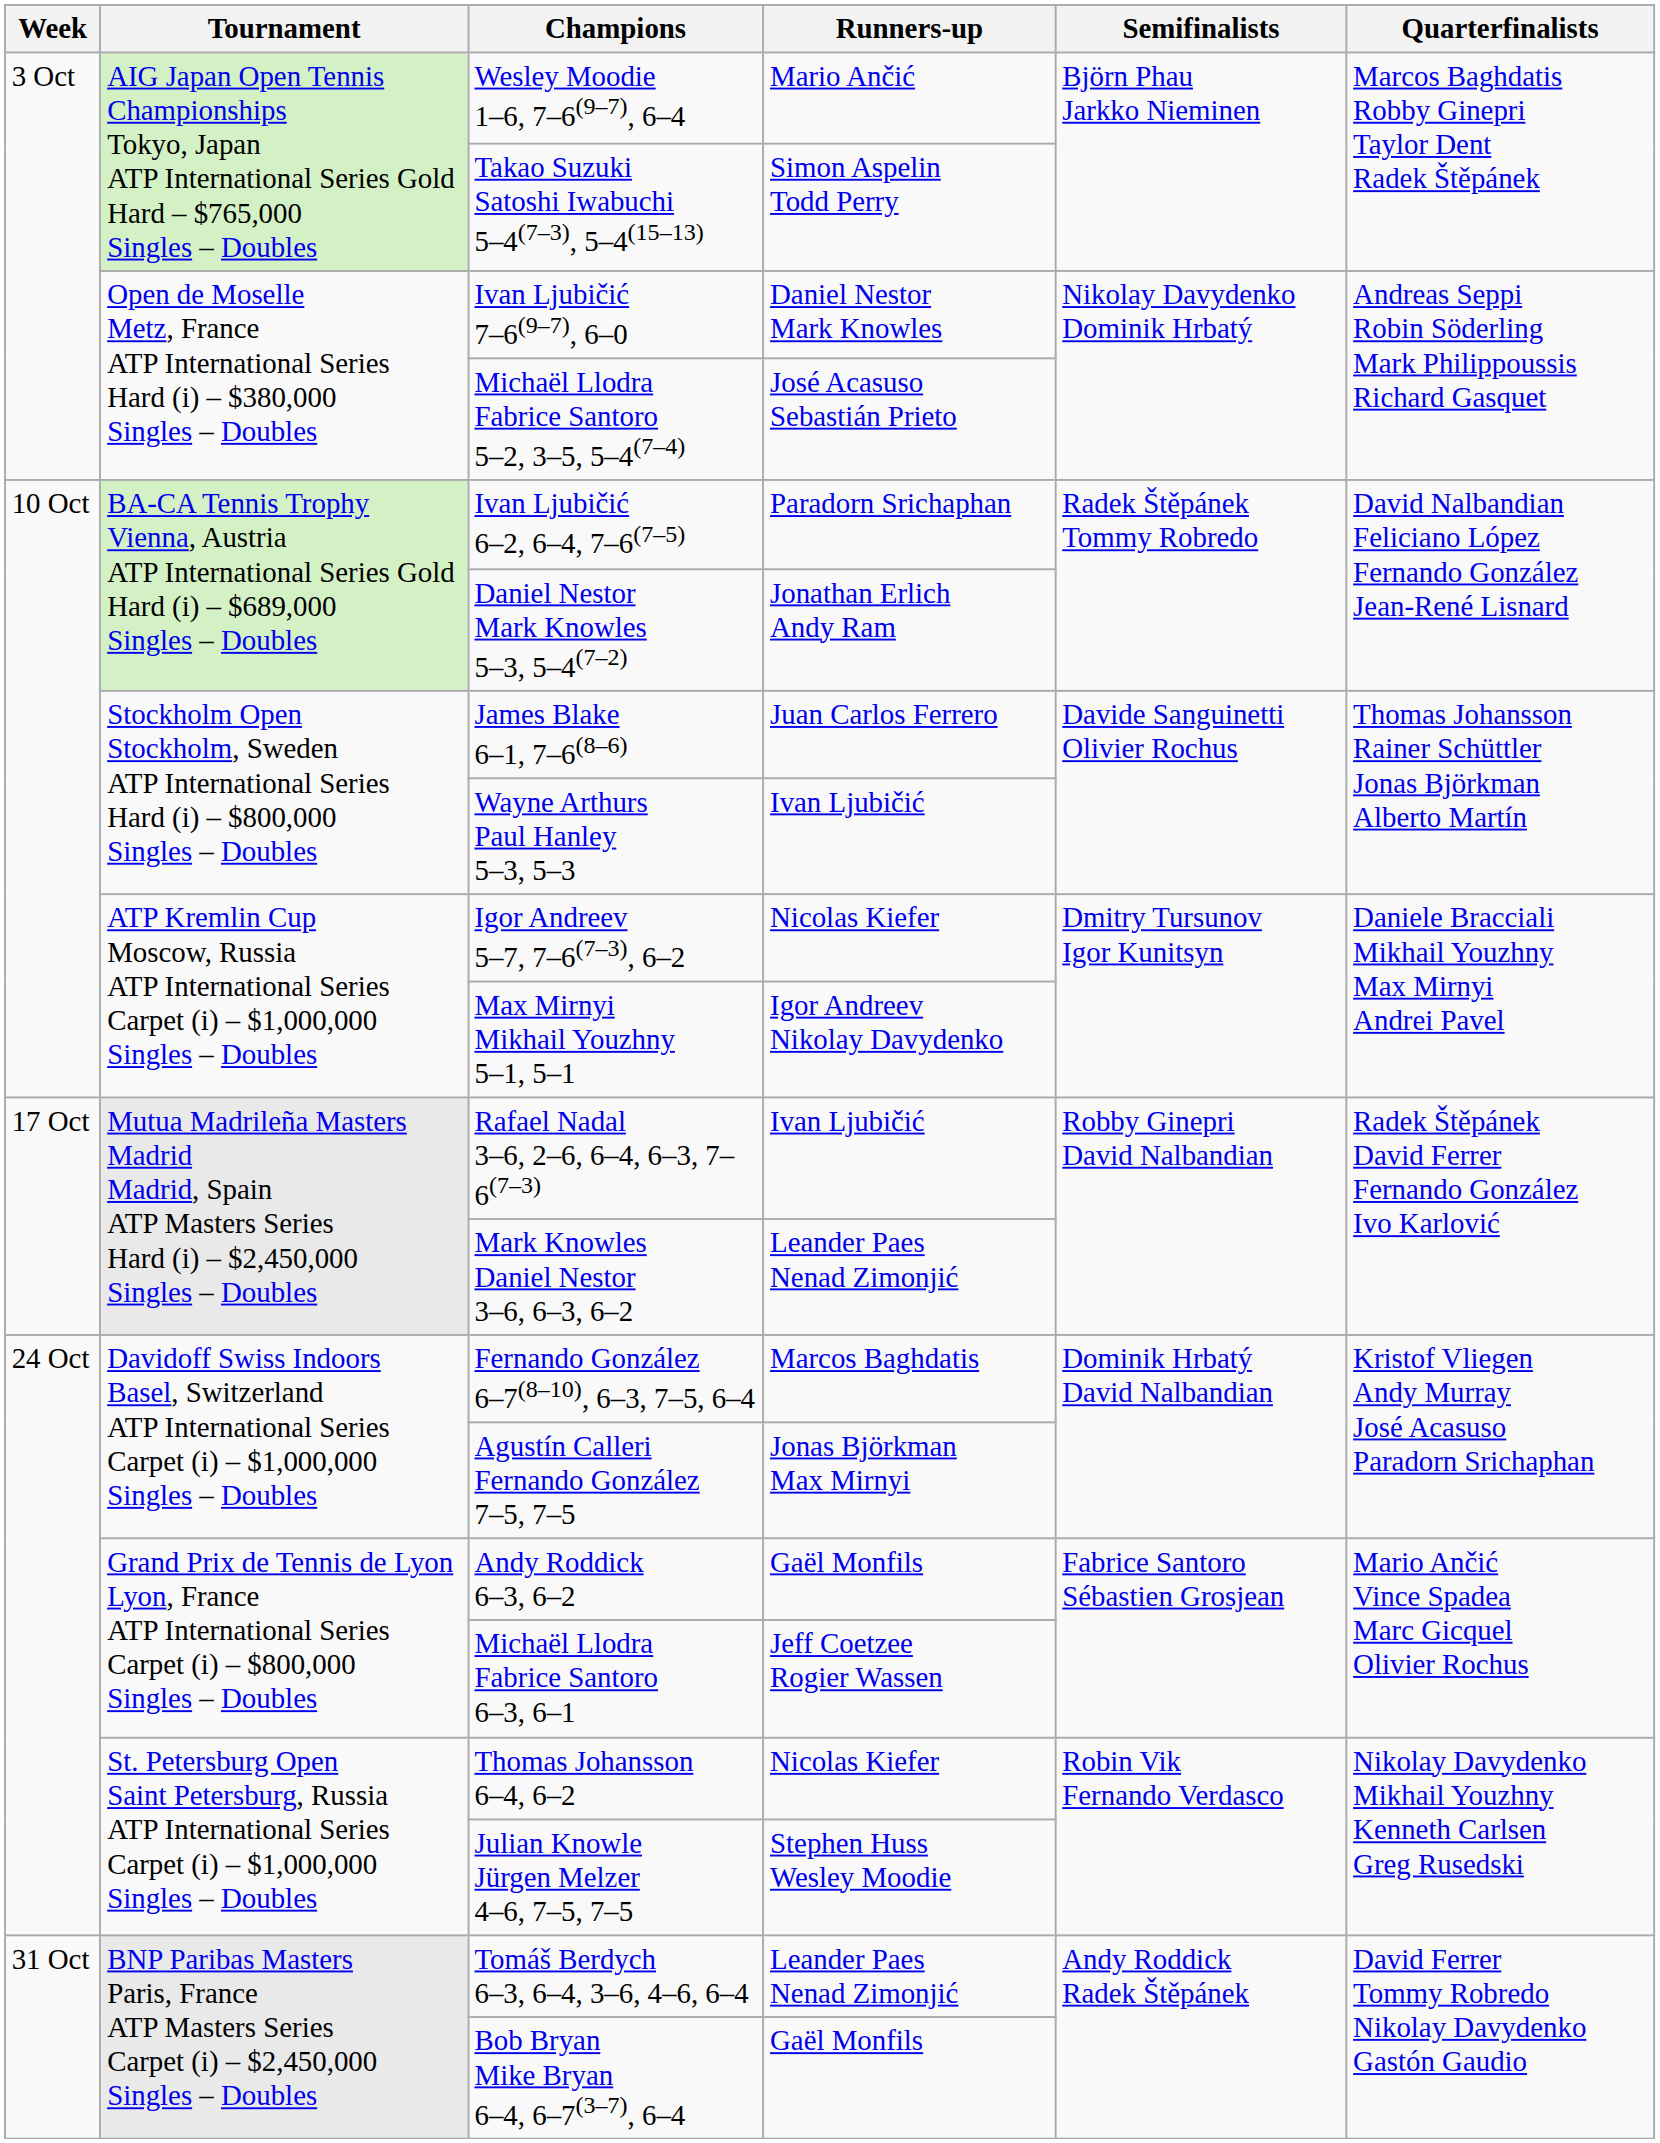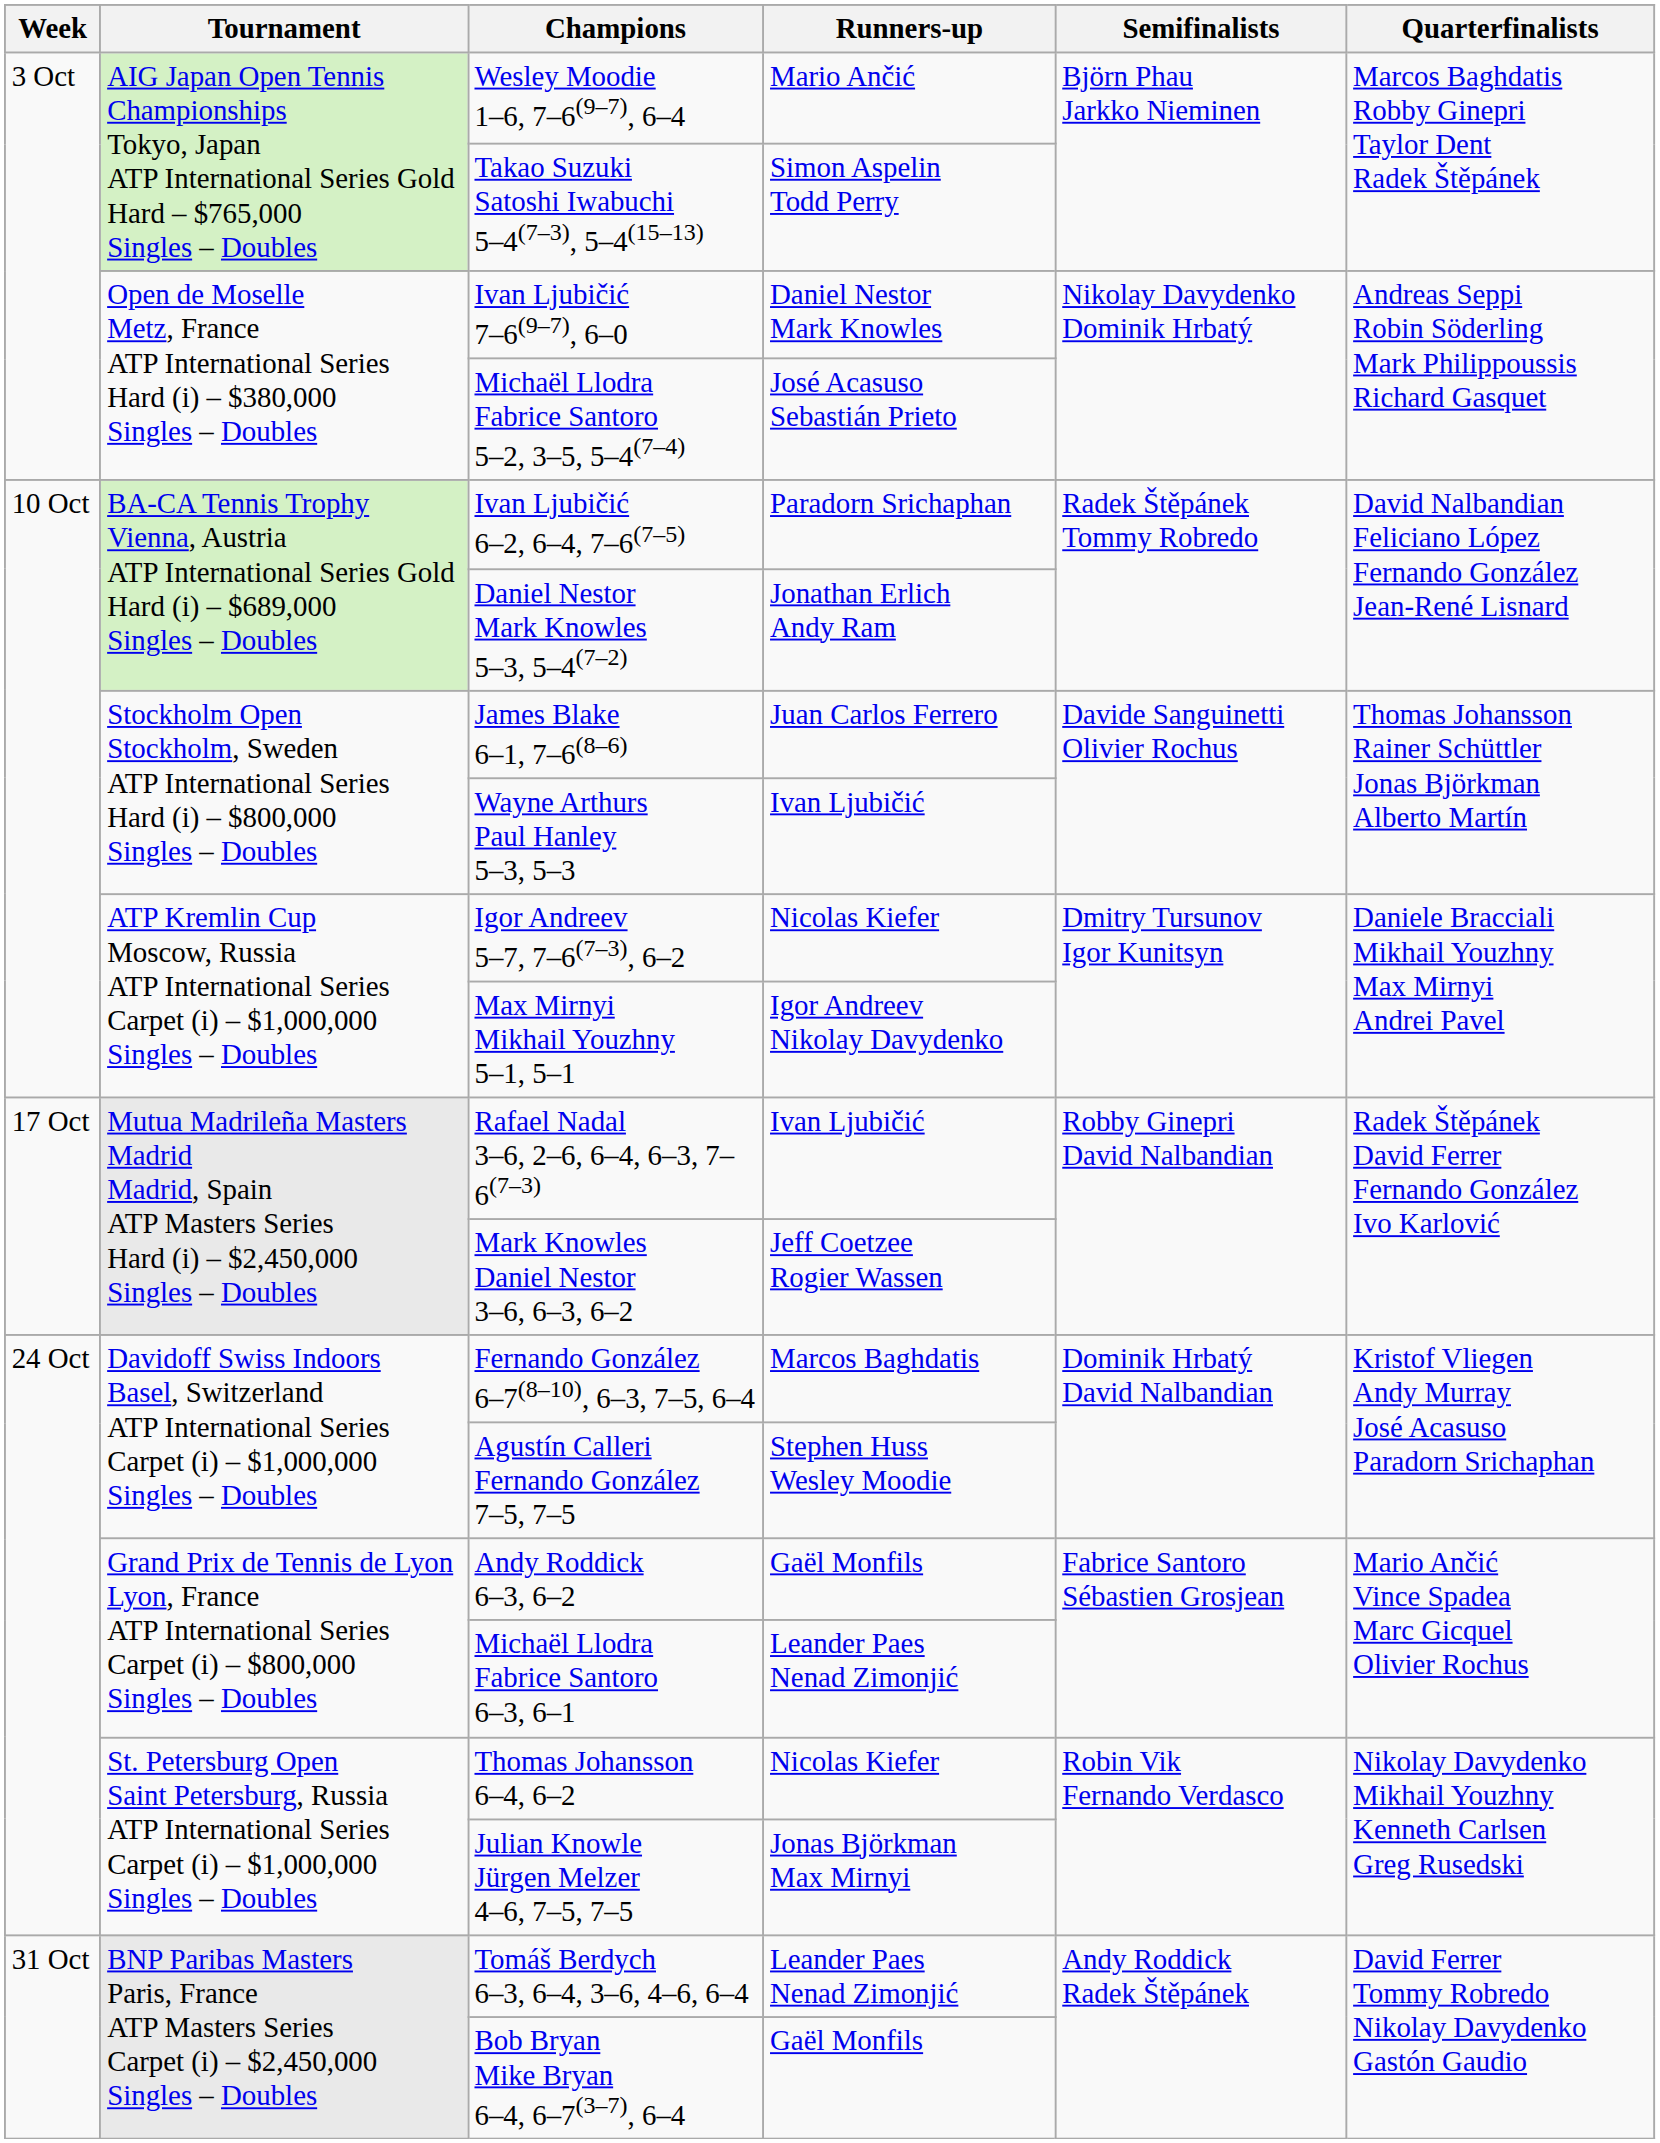(864, 1259) Leander Paes Nenad Zimonjić -> (856, 1259) Jeff Coetzee Rogier Wassen
(863, 1463) Jonas Björkman Max Mirnyi -> (861, 1463) Stephen Huss Wesley Moodie
(856, 1661) Jeff Coetzee Rogier Wassen -> (864, 1661) Leander Paes Nenad Zimonjić
(861, 1859) Stephen Huss Wesley Moodie -> (863, 1859) Jonas Björkman Max Mirnyi
